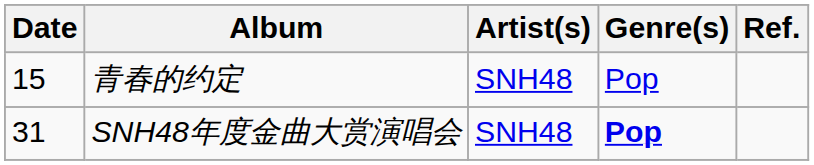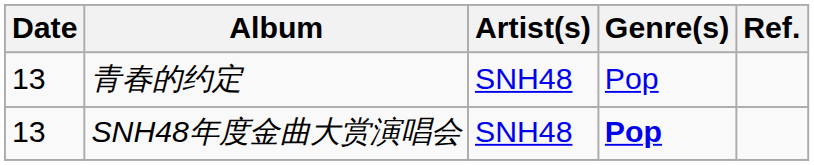(29, 79) 15 -> (29, 79) 13
(29, 132) 31 -> (29, 132) 13
